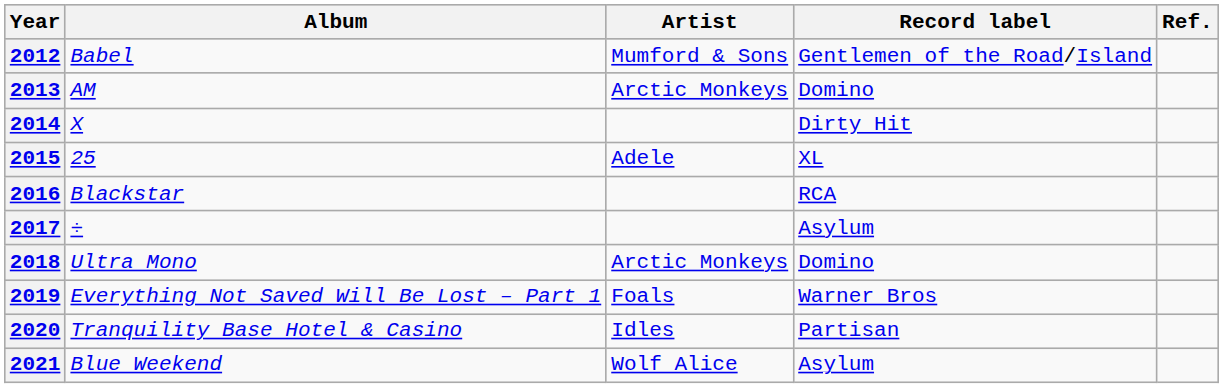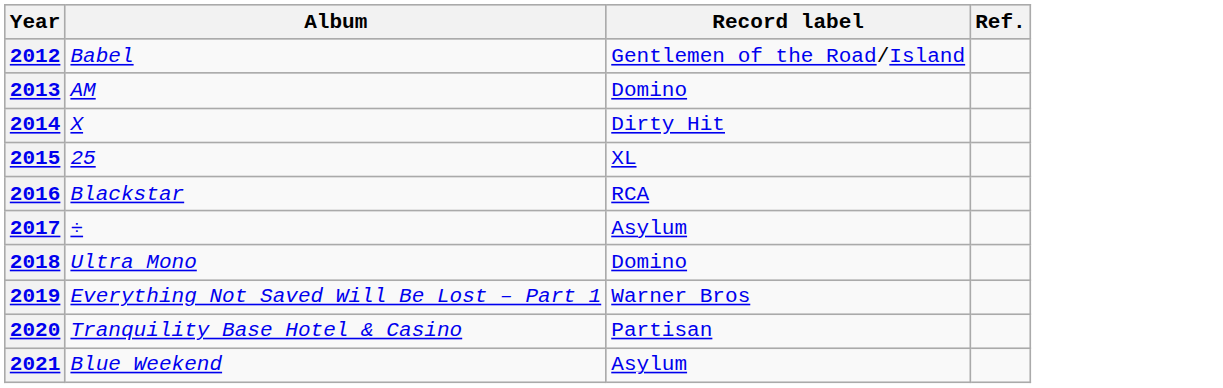- column: (700, 22)
